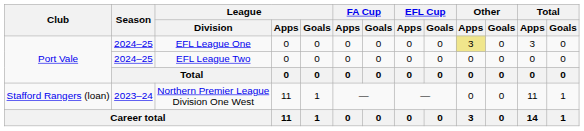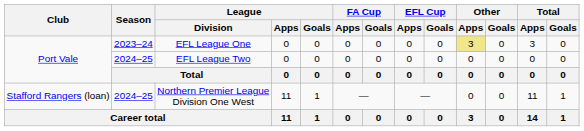(133, 43) 2024–25 -> (133, 43) 2023–24
(133, 96) 2023–24 -> (133, 96) 2024–25
